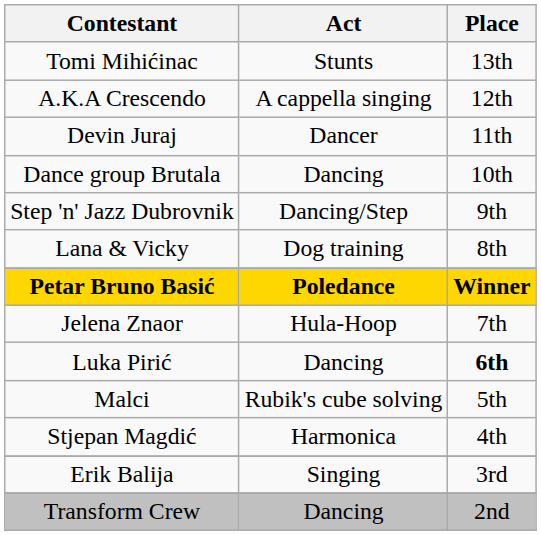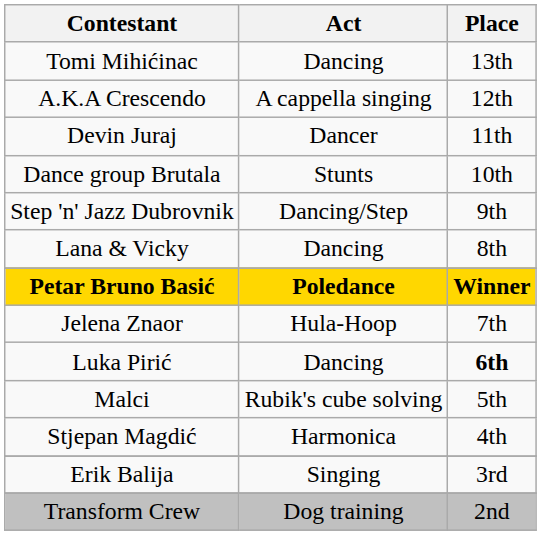(344, 60) Stunts -> (344, 60) Dancing
(344, 173) Dancing -> (344, 173) Stunts
(344, 248) Dog training -> (344, 248) Dancing
(344, 511) Dancing -> (344, 511) Dog training
